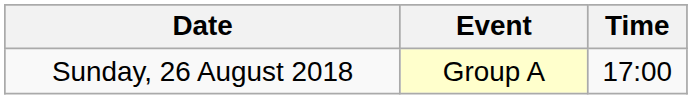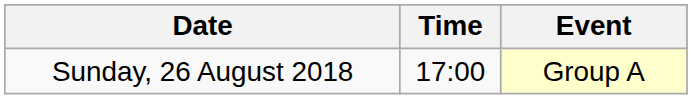columns swapped: (637, 26) <-> (494, 26)
